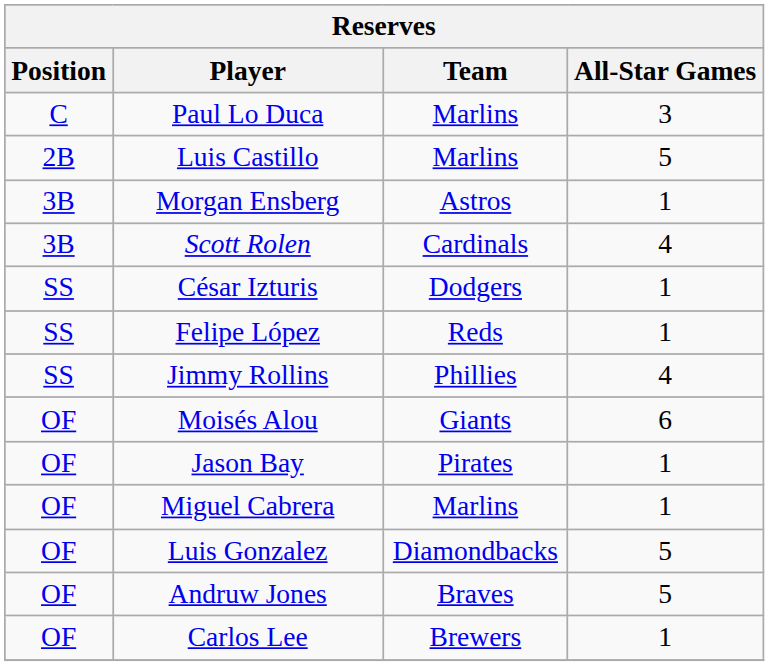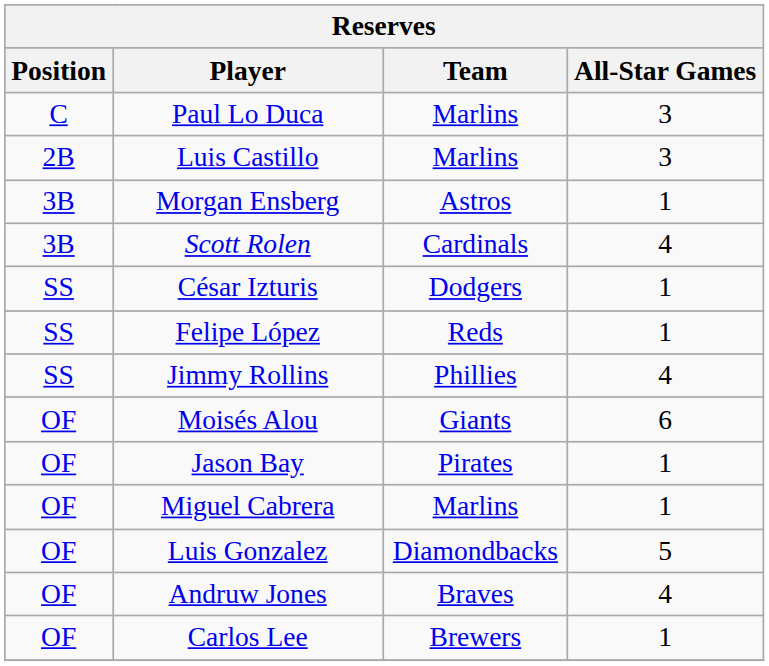(665, 157) 5 -> (665, 157) 3
(665, 593) 5 -> (665, 593) 4
